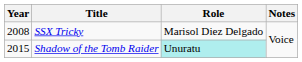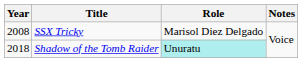(18, 48) 2015 -> (18, 48) 2018
